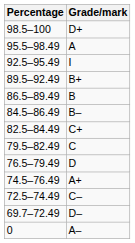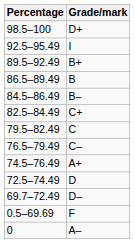- row: (33, 46)
(72, 163) D -> (75, 146) C–
(75, 197) C– -> (72, 180) D
+ row: (30, 213)
